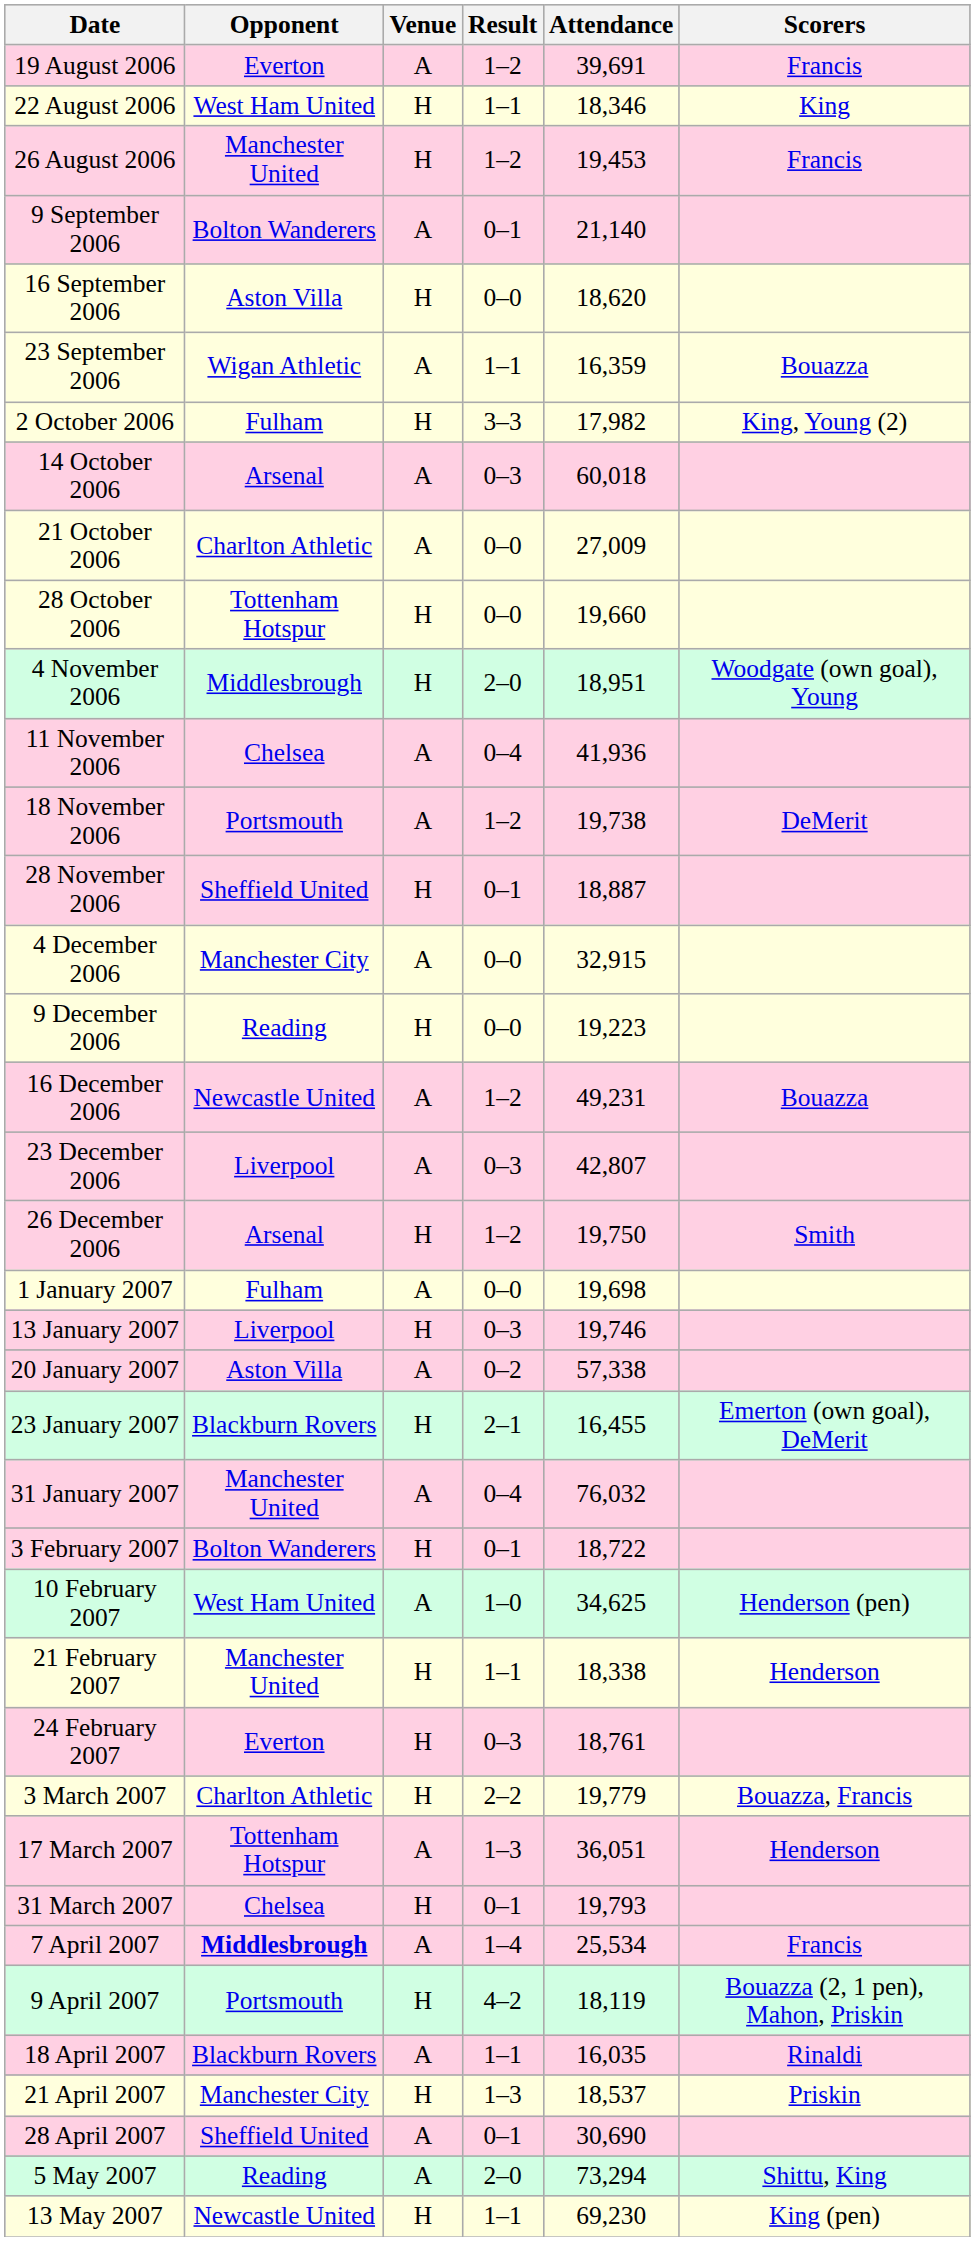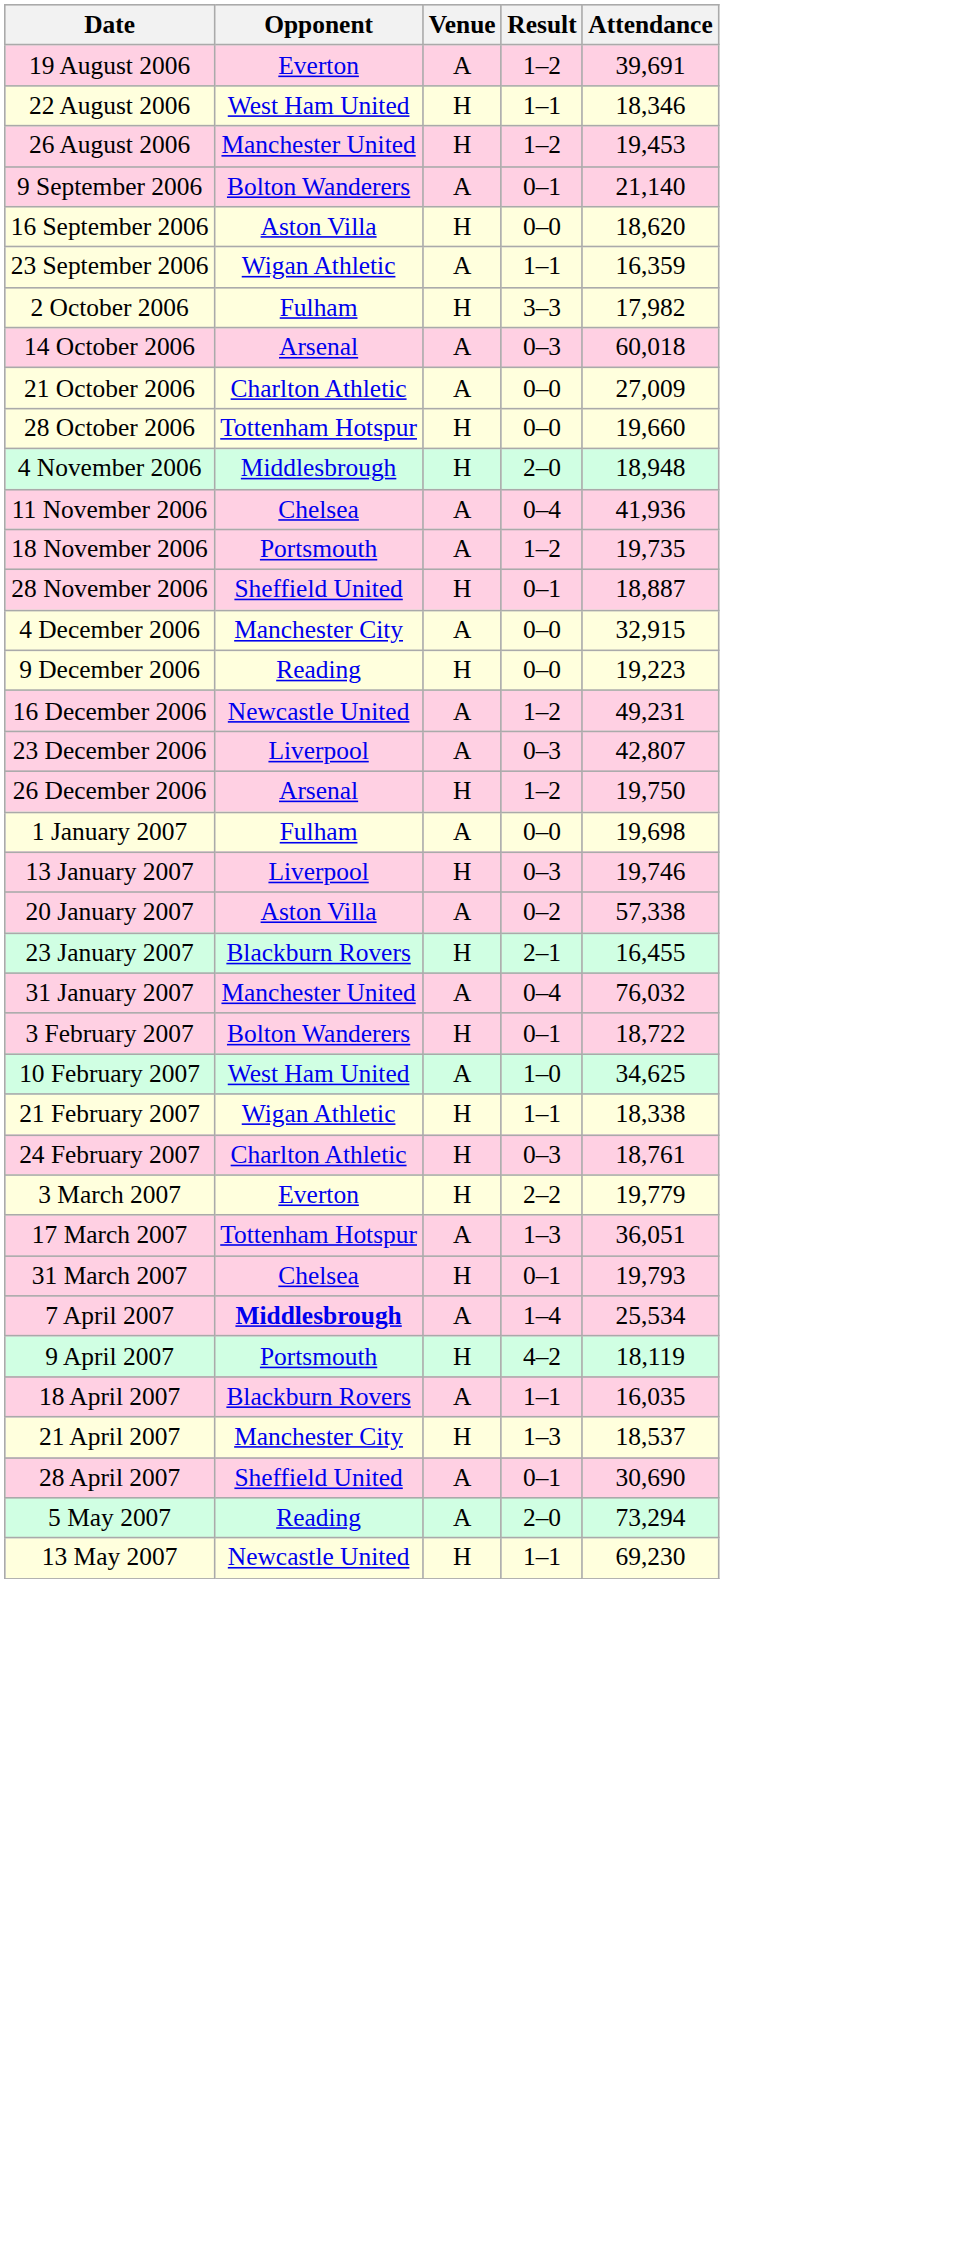- column: (825, 24)
(611, 683) 18,951 -> (651, 468) 18,948
(611, 821) 19,738 -> (651, 549) 19,735
(284, 1672) Manchester United -> (319, 1114) Wigan Athletic
(284, 1741) Everton -> (319, 1154) Charlton Athletic
(284, 1795) Charlton Athletic -> (319, 1194) Everton
